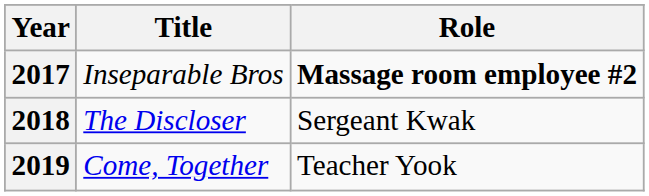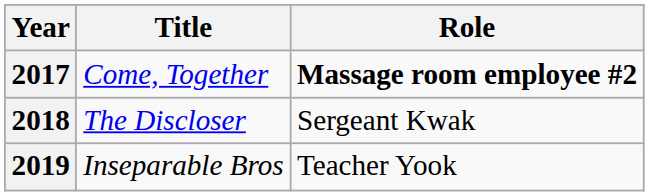(183, 73) Inseparable Bros -> (176, 73) Come, Together
(176, 166) Come, Together -> (183, 166) Inseparable Bros
